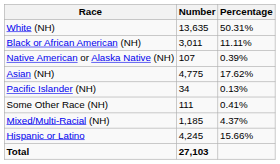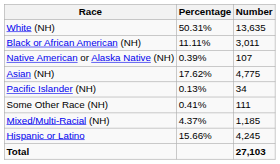columns swapped: (197, 12) <-> (246, 12)
